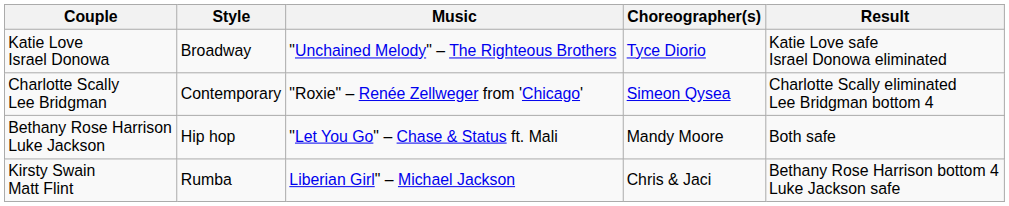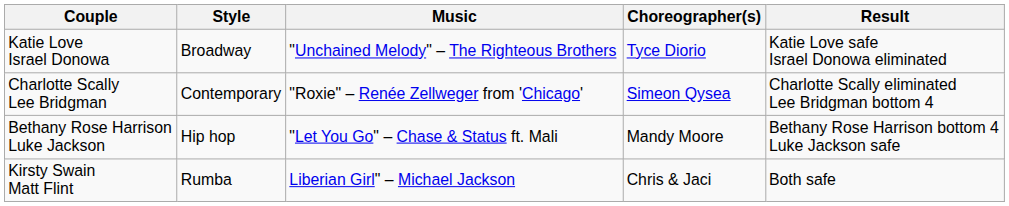(802, 136) Both safe -> (884, 136) Bethany Rose Harrison bottom 4 Luke Jackson safe
(884, 179) Bethany Rose Harrison bottom 4 Luke Jackson safe -> (802, 179) Both safe
